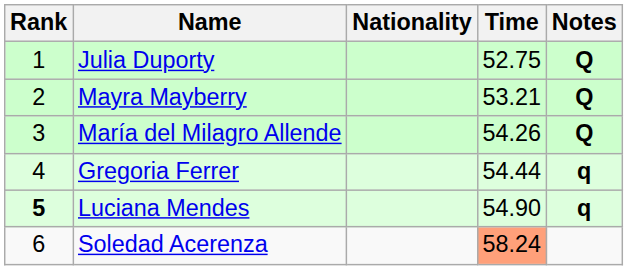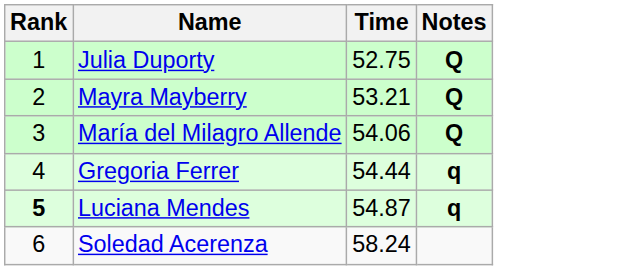- column: (412, 23)
(512, 134) 54.26 -> (382, 134) 54.06
(512, 208) 54.90 -> (382, 208) 54.87
(512, 245) lightsalmon background -> (382, 245) no background
